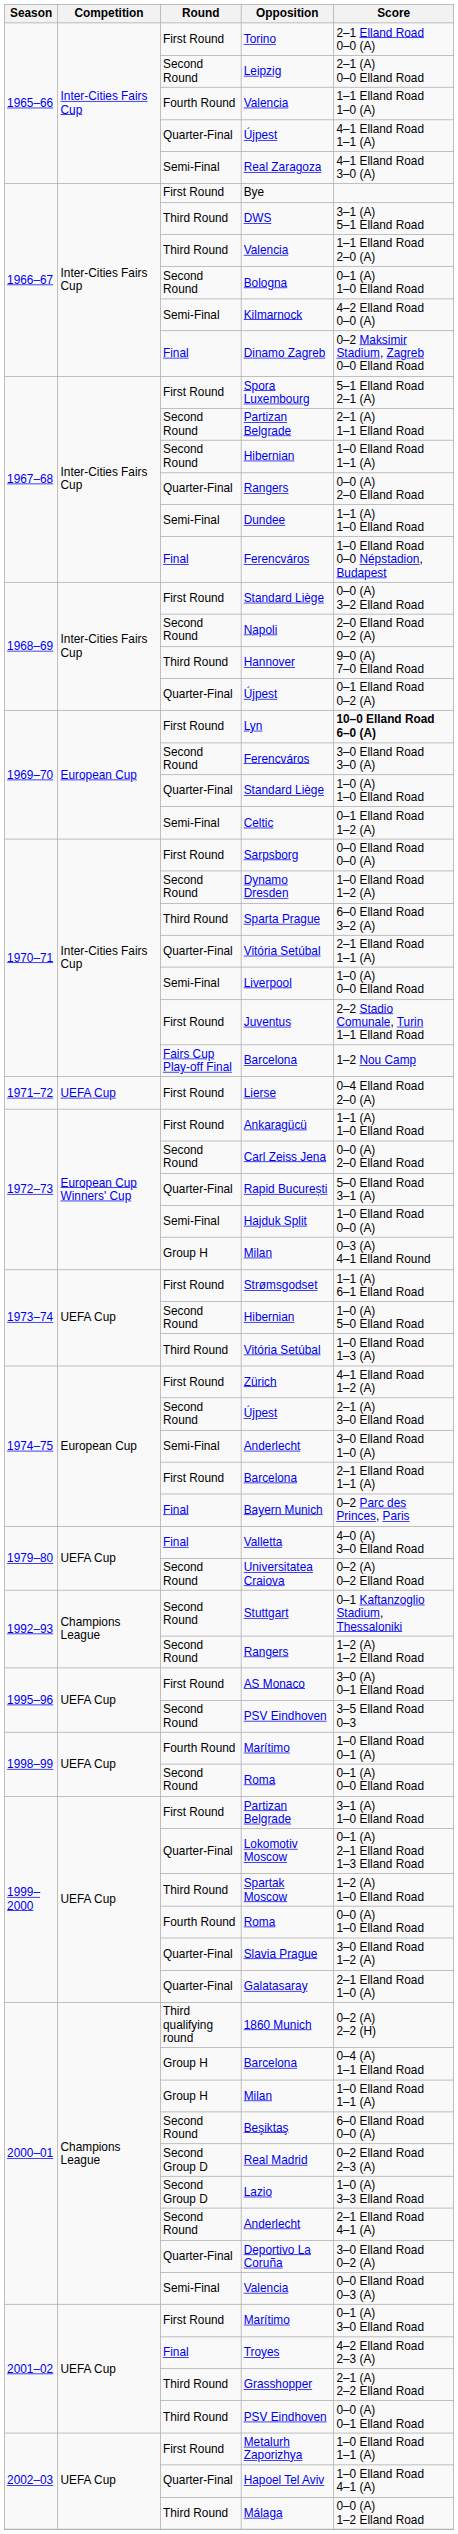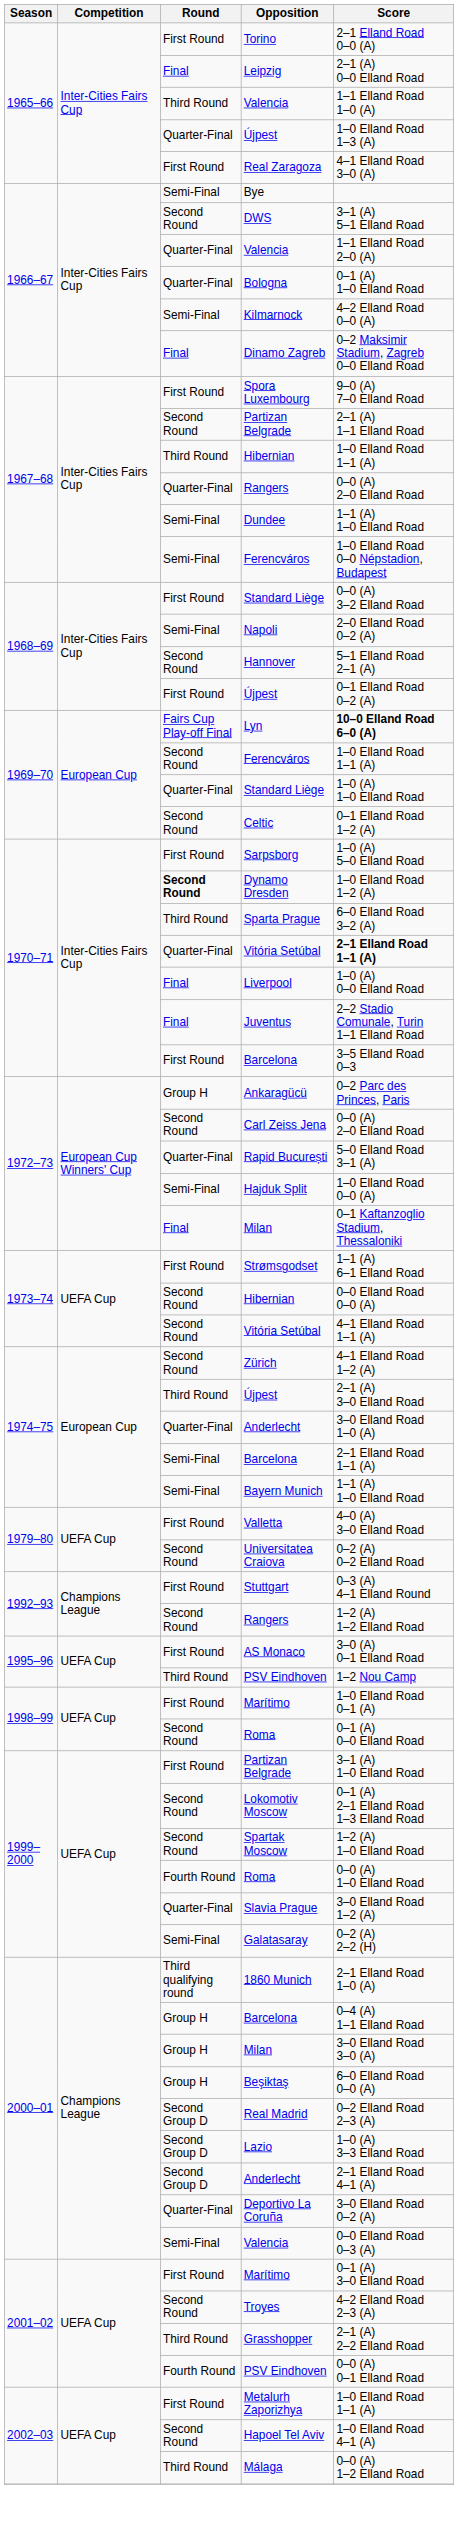(183, 71) Second Round -> (176, 71) Final
(199, 103) Fourth Round -> (196, 103) Third Round
(380, 135) 4–1 Elland Road 1–1 (A) -> (380, 135) 1–0 Elland Road 1–3 (A)
(191, 167) Semi-Final -> (194, 167) First Round
(194, 193) First Round -> (191, 193) Semi-Final
(196, 218) Third Round -> (183, 218) Second Round
(196, 250) Third Round -> (198, 250) Quarter-Final
(183, 282) Second Round -> (198, 282) Quarter-Final
(380, 392) 5–1 Elland Road 2–1 (A) -> (380, 392) 9–0 (A) 7–0 Elland Road
(183, 456) Second Round -> (196, 456) Third Round
(176, 559) Final -> (191, 559) Semi-Final
(183, 630) Second Round -> (191, 630) Semi-Final
(196, 662) Third Round -> (183, 662) Second Round
(380, 662) 9–0 (A) 7–0 Elland Road -> (380, 662) 5–1 Elland Road 2–1 (A)
(198, 694) Quarter-Final -> (194, 694) First Round
(194, 726) First Round -> (197, 726) Fairs Cup Play-off Final
(380, 758) 3–0 Elland Road 3–0 (A) -> (380, 758) 1–0 Elland Road 1–1 (A)
(191, 822) Semi-Final -> (183, 822) Second Round
(380, 855) 0–0 Elland Road 0–0 (A) -> (380, 855) 1–0 (A) 5–0 Elland Road
(183, 887) normal -> (184, 887) bold
(380, 951) normal -> (382, 951) bold
(191, 983) Semi-Final -> (176, 983) Final
(194, 1022) First Round -> (176, 1022) Final
(197, 1060) Fairs Cup Play-off Final -> (194, 1060) First Round
(376, 1060) 1–2 Nou Camp -> (380, 1060) 3–5 Elland Road 0–3
- row: (30, 1093)
(194, 1125) First Round -> (185, 1093) Group H
(380, 1125) 1–1 (A) 1–0 Elland Road -> (373, 1093) 0–2 Parc des Princes, Paris
(185, 1253) Group H -> (176, 1228) Final
(384, 1253) 0–3 (A) 4–1 Elland Round -> (381, 1228) 0–1 Kaftanzoglio Stadium, Thessaloniki
(380, 1317) 1–0 (A) 5–0 Elland Road -> (380, 1298) 0–0 Elland Road 0–0 (A)
(196, 1349) Third Round -> (183, 1331) Second Round
(380, 1349) 1–0 Elland Road 1–3 (A) -> (380, 1331) 4–1 Elland Road 1–1 (A)
(194, 1381) First Round -> (183, 1363) Second Round
(183, 1414) Second Round -> (196, 1395) Third Round
(191, 1446) Semi-Final -> (198, 1427) Quarter-Final
(194, 1478) First Round -> (191, 1459) Semi-Final
(176, 1510) Final -> (191, 1491) Semi-Final
(373, 1510) 0–2 Parc des Princes, Paris -> (380, 1491) 1–1 (A) 1–0 Elland Road
(176, 1542) Final -> (194, 1523) First Round
(183, 1613) Second Round -> (194, 1587) First Round
(381, 1613) 0–1 Kaftanzoglio Stadium, Thessaloniki -> (384, 1587) 0–3 (A) 4–1 Elland Round
(183, 1716) Second Round -> (196, 1677) Third Round
(380, 1716) 3–5 Elland Road 0–3 -> (376, 1677) 1–2 Nou Camp
(199, 1748) Fourth Round -> (194, 1702) First Round
(198, 1851) Quarter-Final -> (183, 1805) Second Round
(196, 1890) Third Round -> (183, 1844) Second Round
(198, 1986) Quarter-Final -> (191, 1940) Semi-Final
(380, 1986) 2–1 Elland Road 1–0 (A) -> (356, 1940) 0–2 (A) 2–2 (H)
(356, 2025) 0–2 (A) 2–2 (H) -> (380, 1979) 2–1 Elland Road 1–0 (A)
(380, 2095) 1–0 Elland Road 1–1 (A) -> (380, 2050) 3–0 Elland Road 3–0 (A)
(183, 2128) Second Round -> (185, 2082) Group H
(183, 2224) Second Round -> (185, 2178) Second Group D
(176, 2352) Final -> (183, 2307) Second Round
(196, 2416) Third Round -> (199, 2371) Fourth Round
(198, 2481) Quarter-Final -> (183, 2435) Second Round
